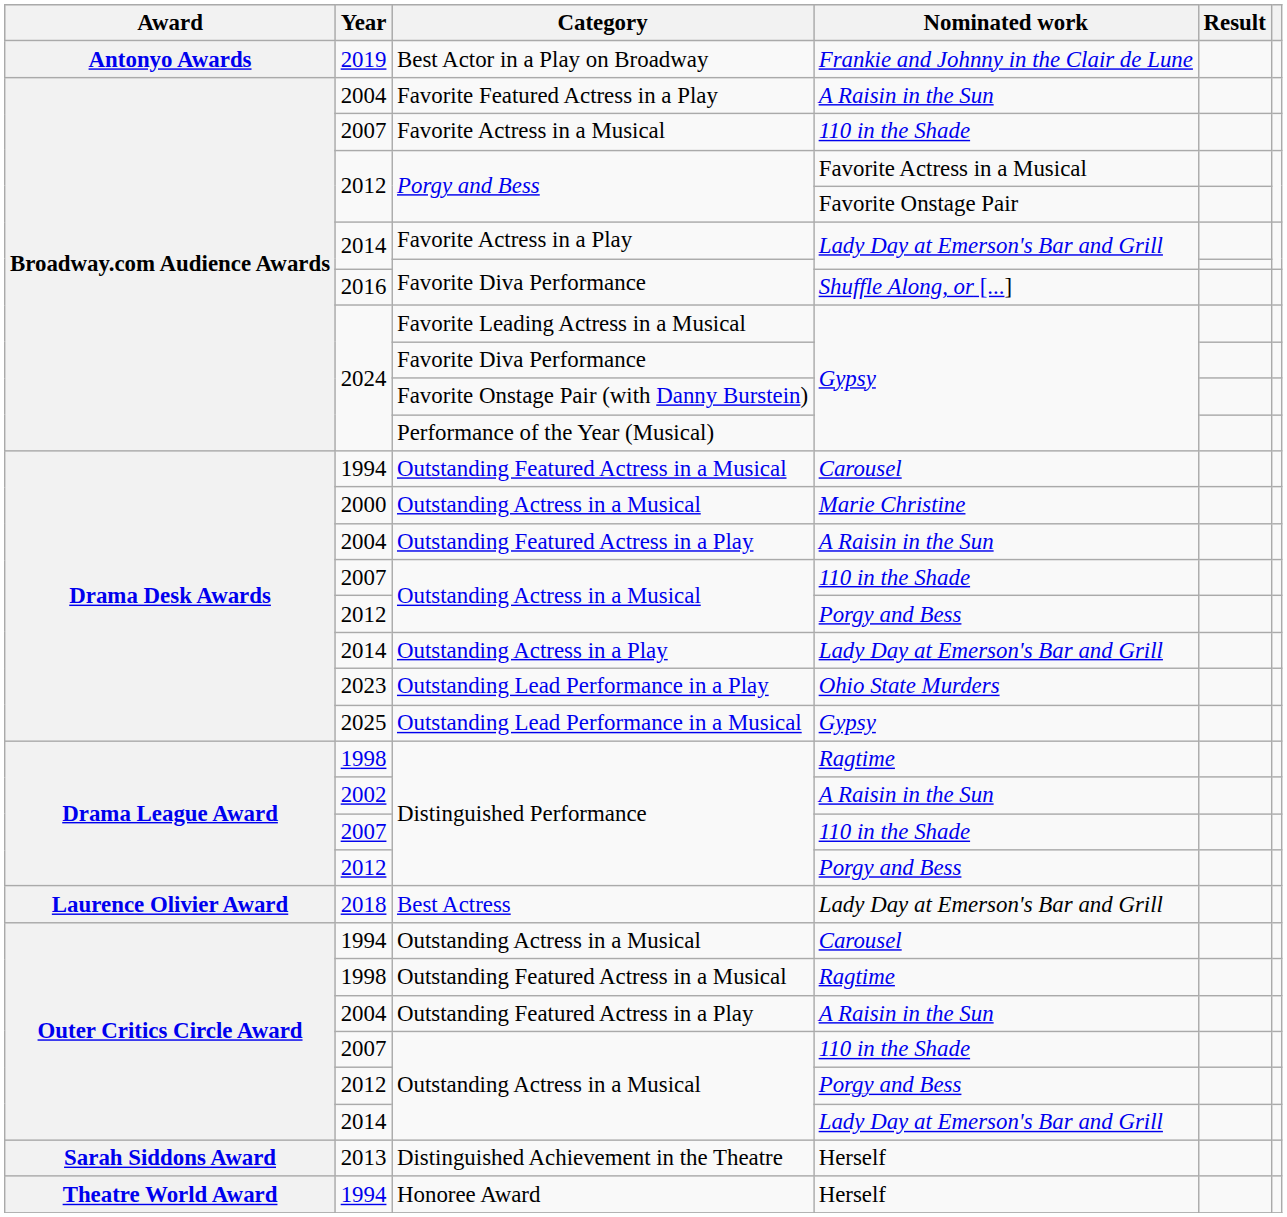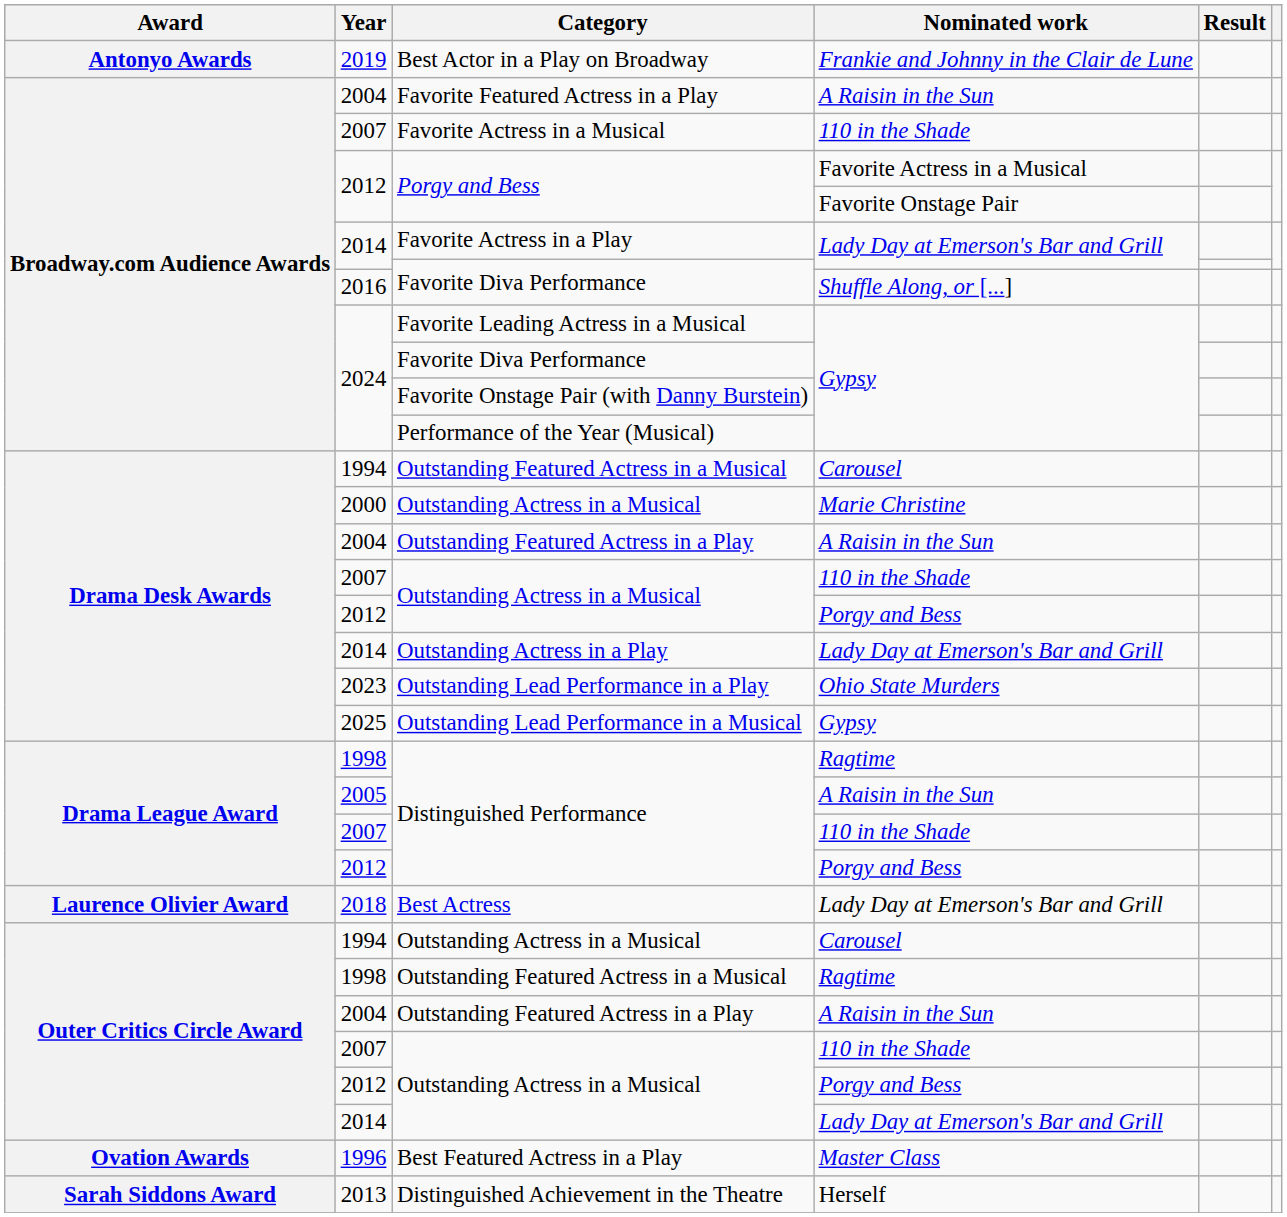(364, 795) 2002 -> (364, 795) 2005
+ row: (540, 1158)
- row: (469, 1194)
